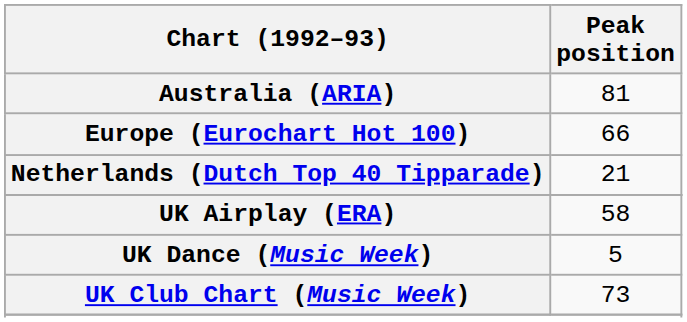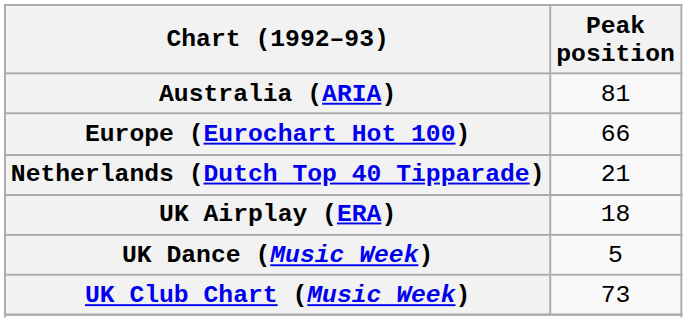(616, 215) 58 -> (616, 215) 18
